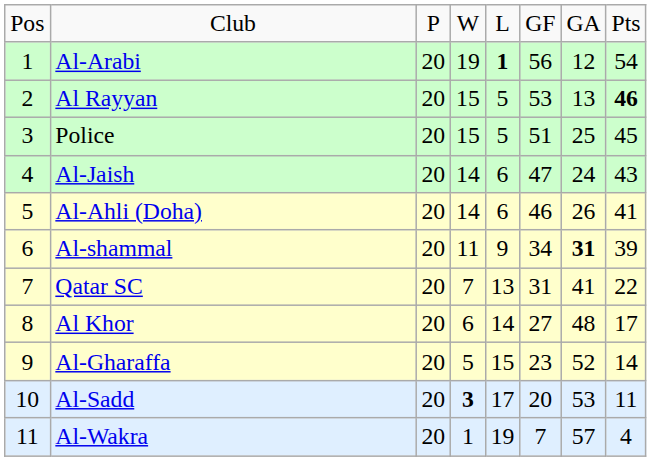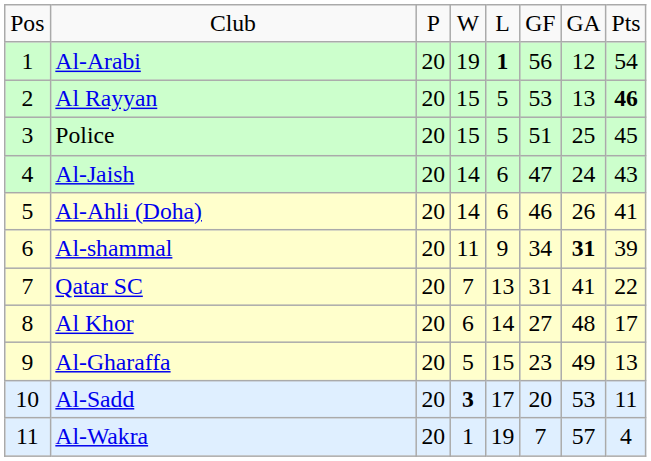(584, 361) 52 -> (584, 361) 49
(626, 361) 14 -> (626, 361) 13
